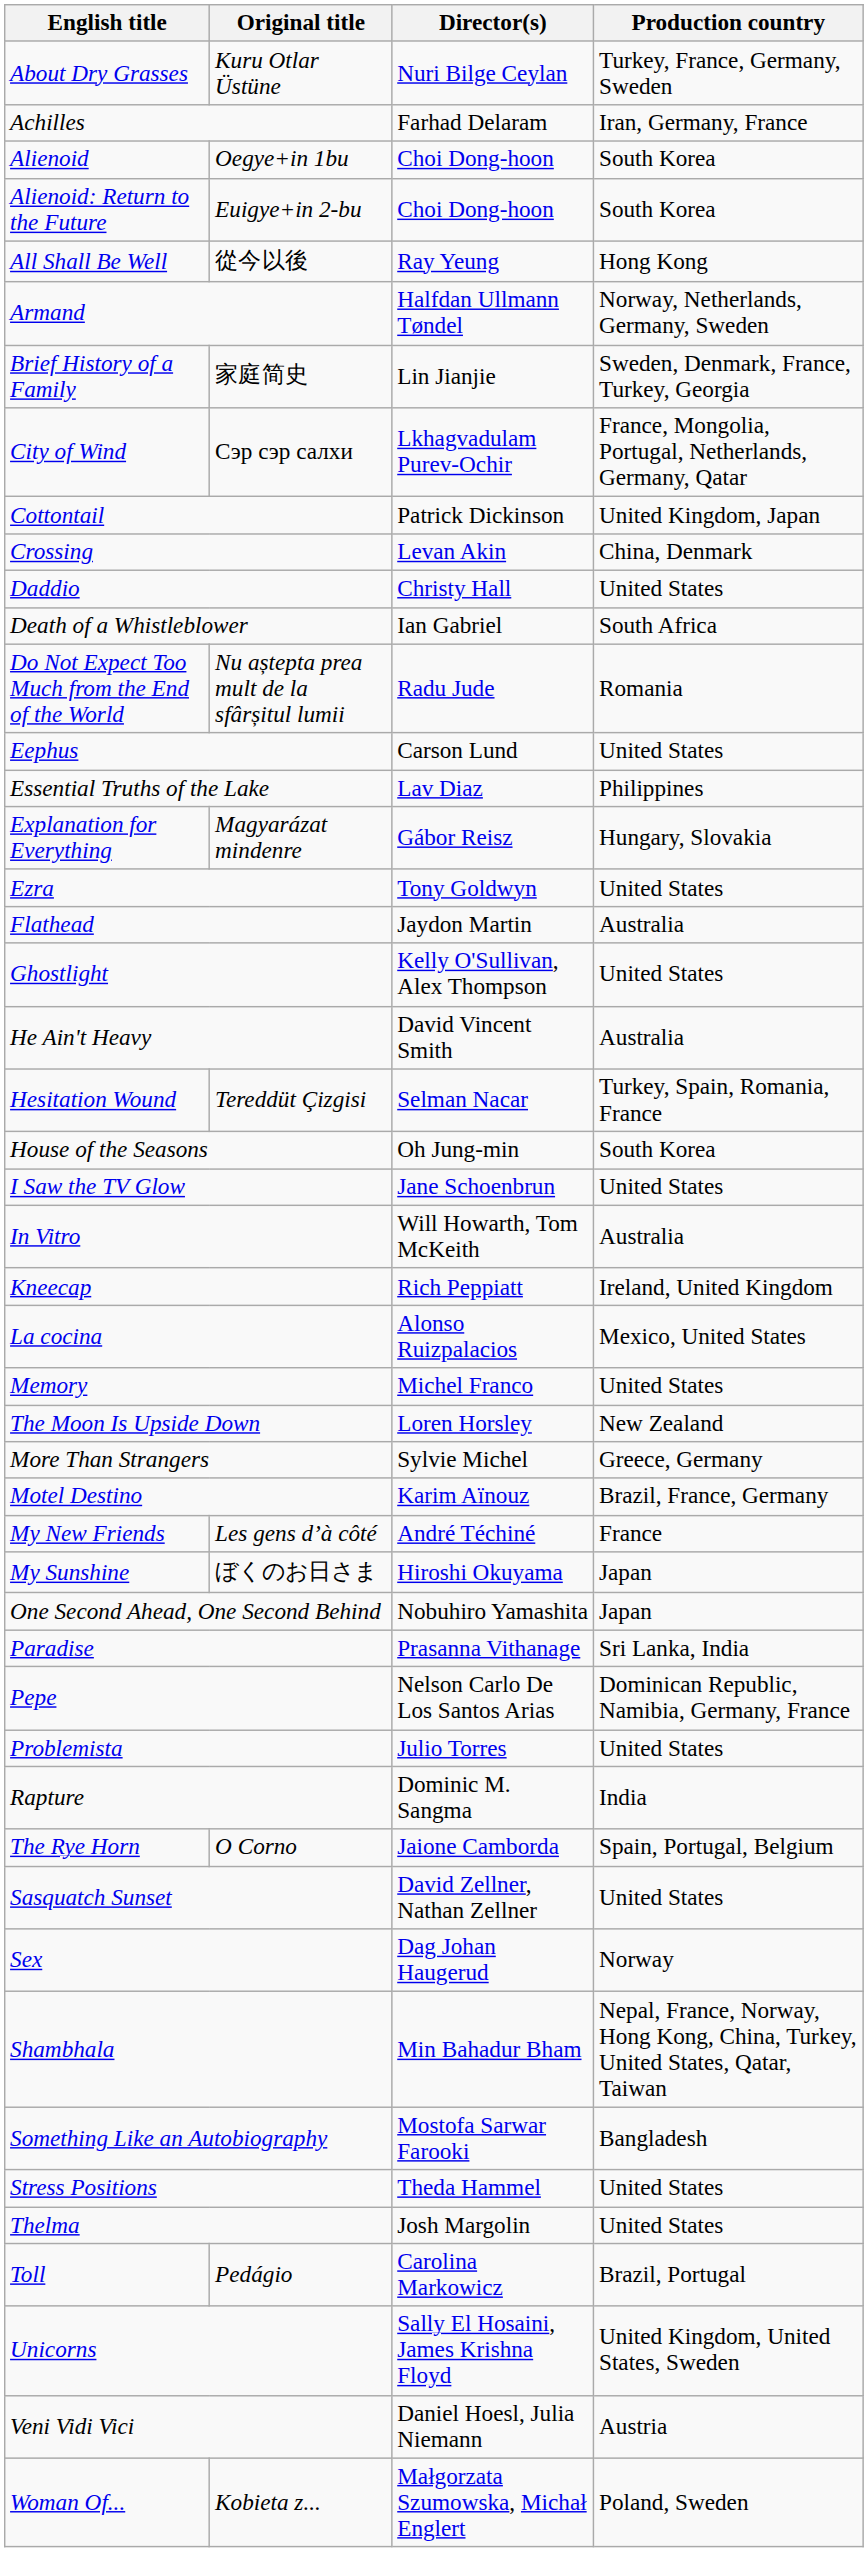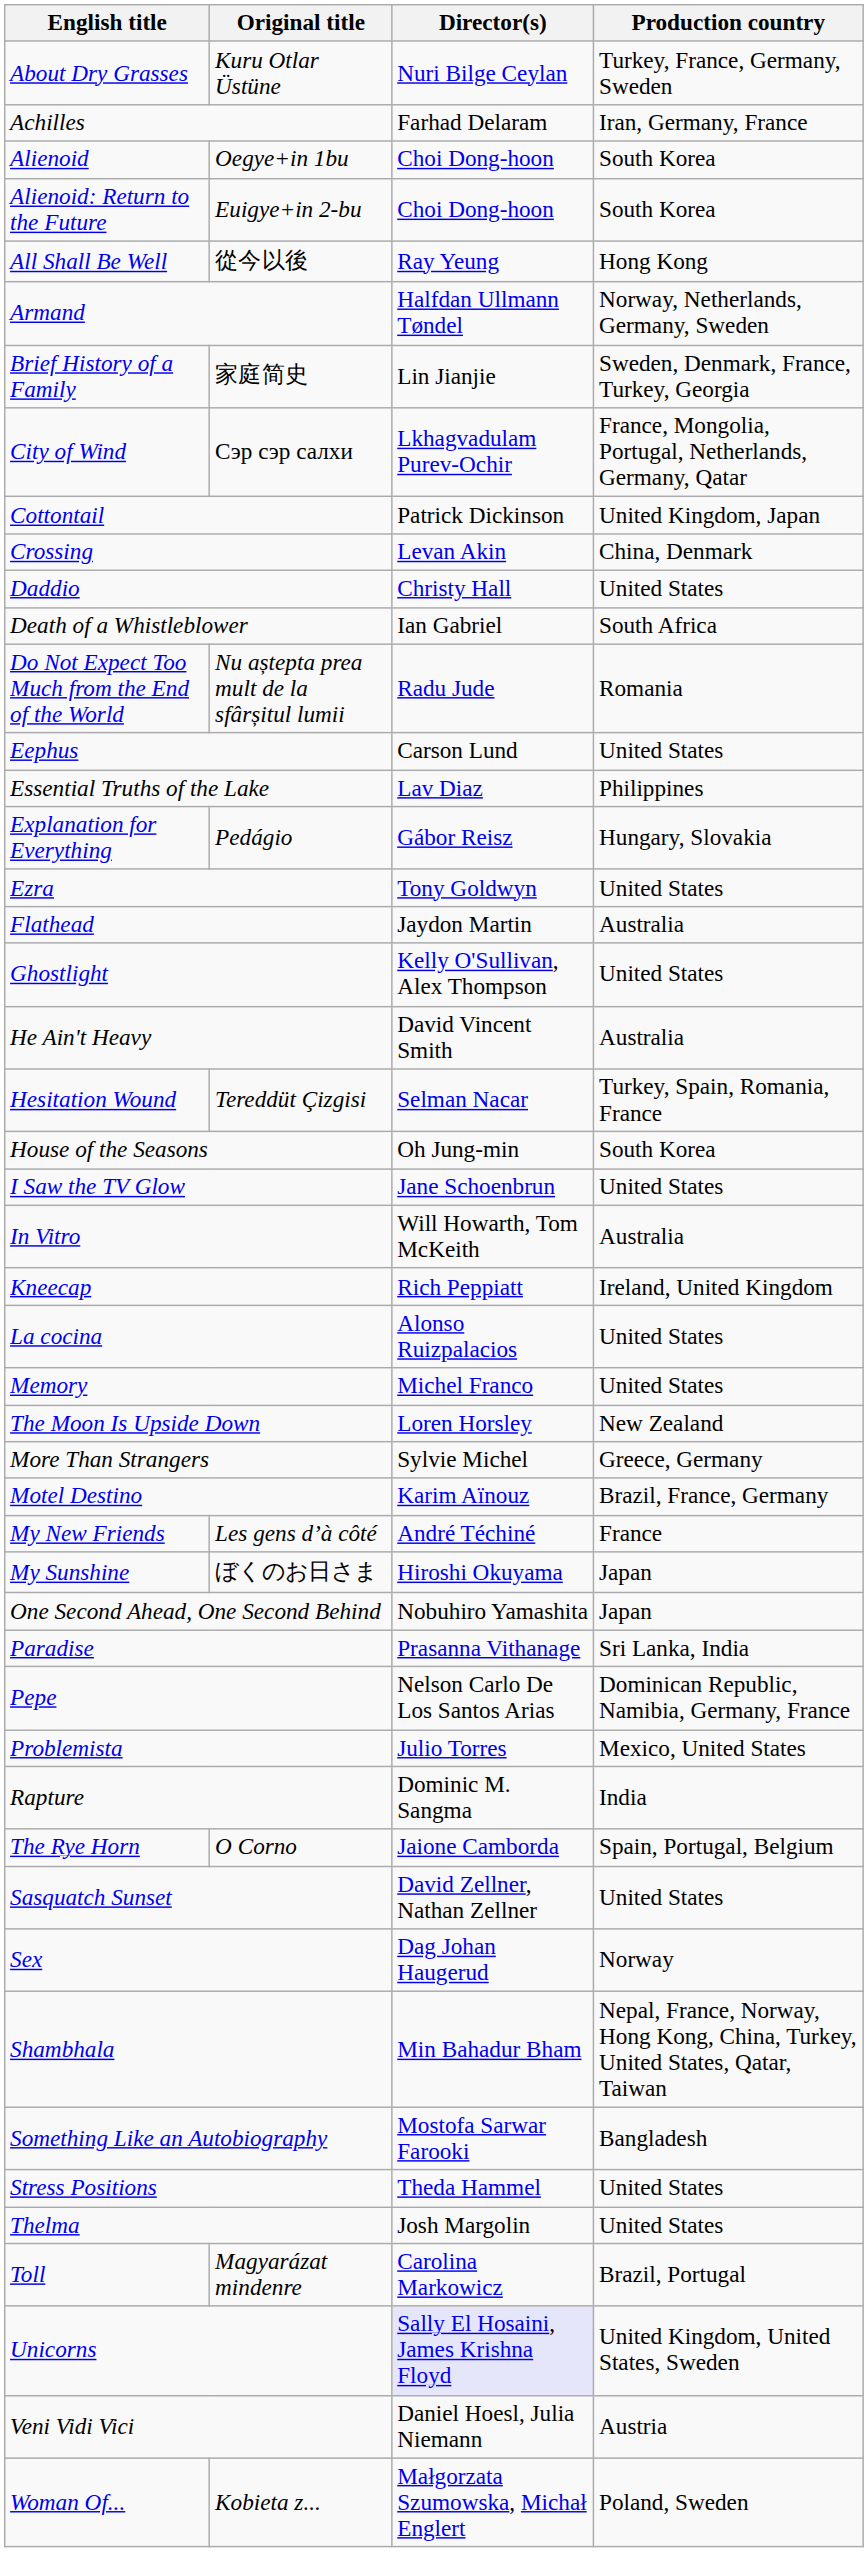(271, 837) Magyarázat mindenre -> (254, 837) Pedágio
(702, 1336) Mexico, United States -> (661, 1336) United States
(661, 1747) United States -> (702, 1747) Mexico, United States
(254, 2274) Pedágio -> (271, 2274) Magyarázat mindenre
(476, 2350) no background -> (476, 2350) lavender background
